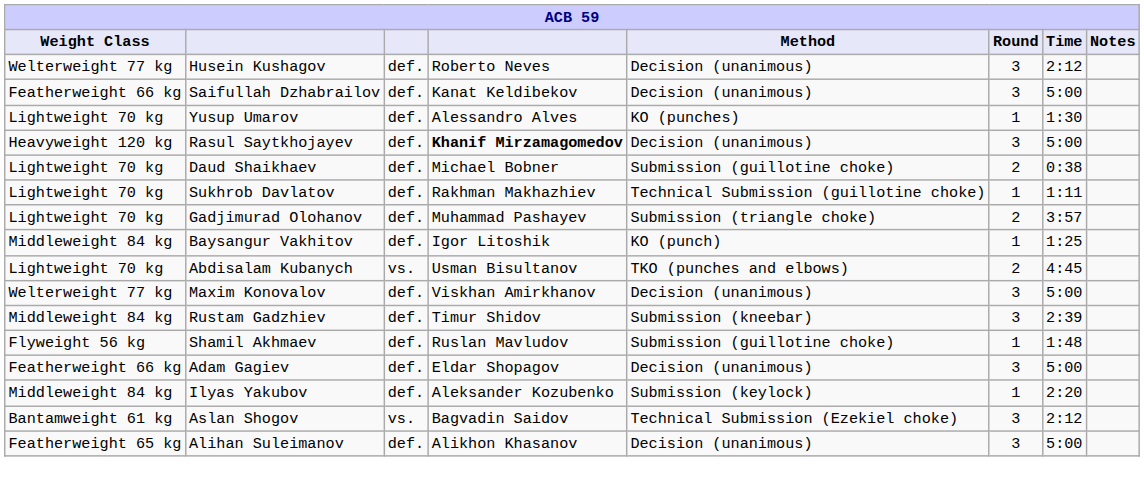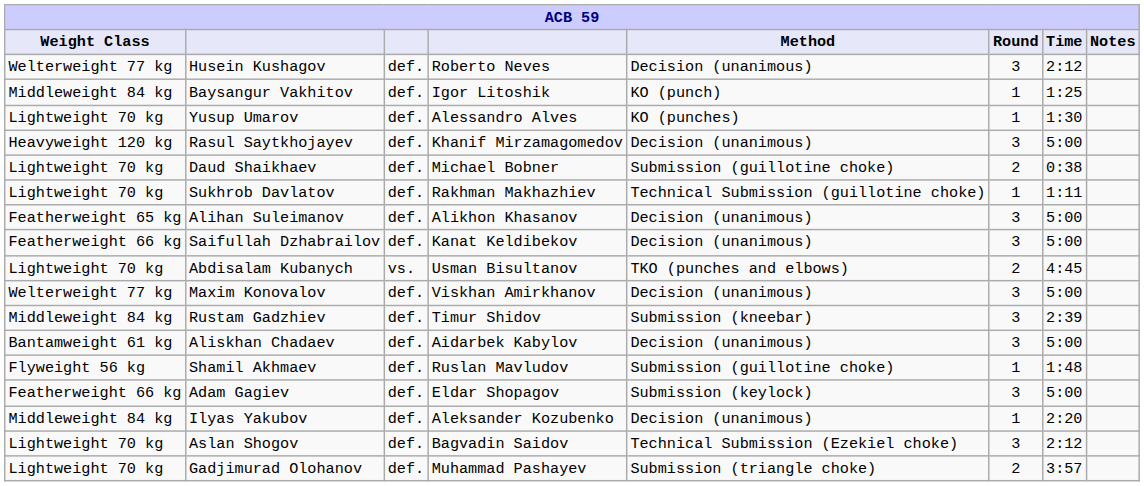rows swapped: (271, 243) <-> (285, 93)
(527, 143) bold -> (527, 143) normal
rows swapped: (266, 443) <-> (276, 218)
+ row: (262, 343)
(721, 368) Decision (unanimous) -> (721, 393) Submission (keylock)
(721, 393) Submission (keylock) -> (721, 418) Decision (unanimous)
(90, 418) Bantamweight 61 kg -> (86, 443) Lightweight 70 kg
(401, 418) vs. -> (406, 443) def.
